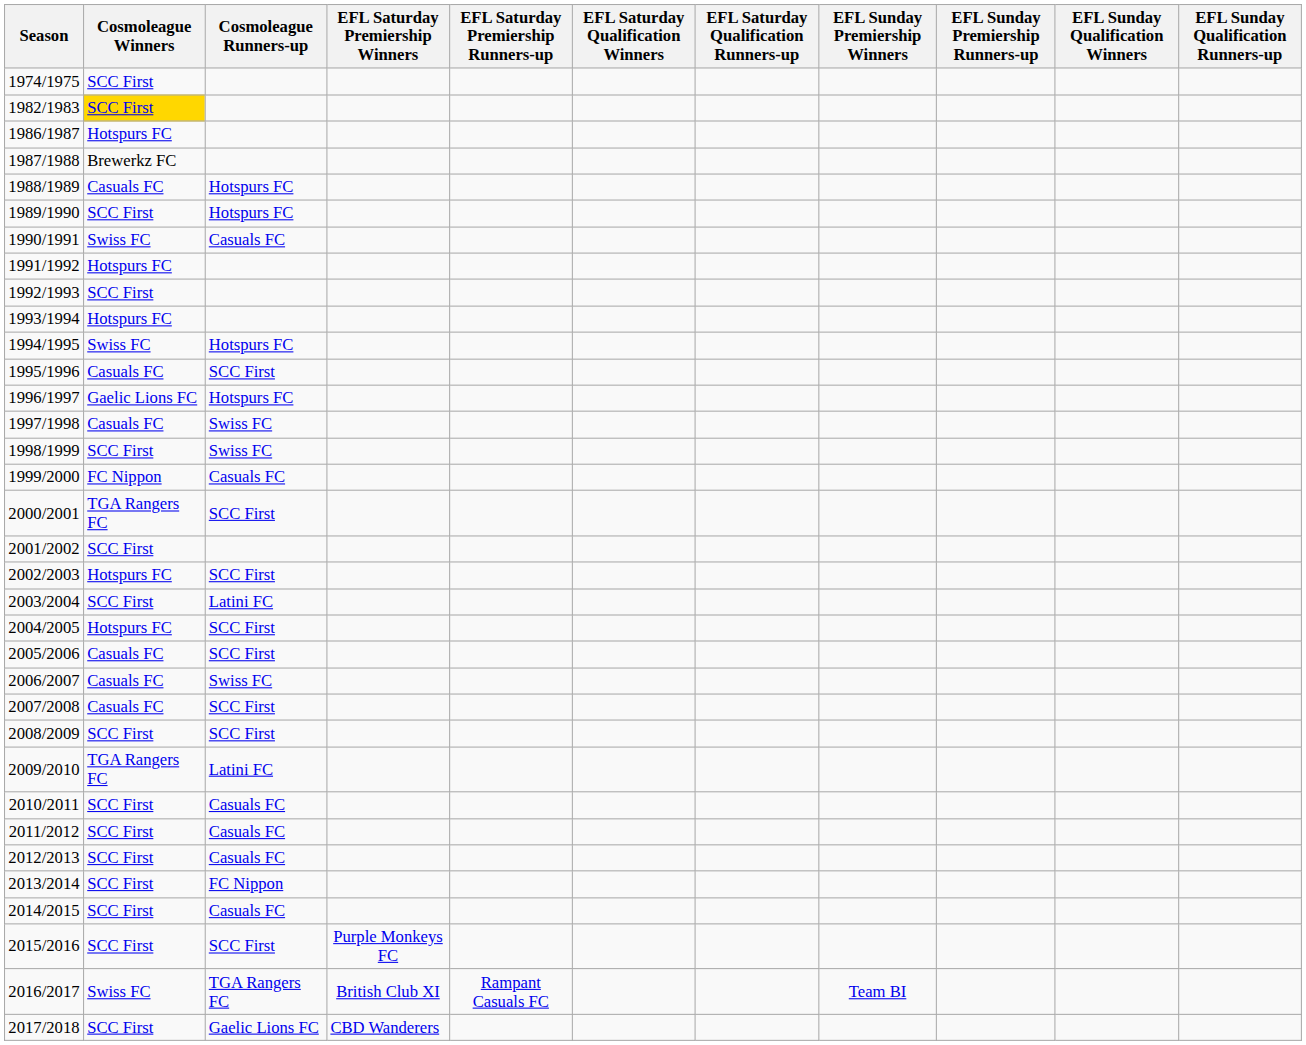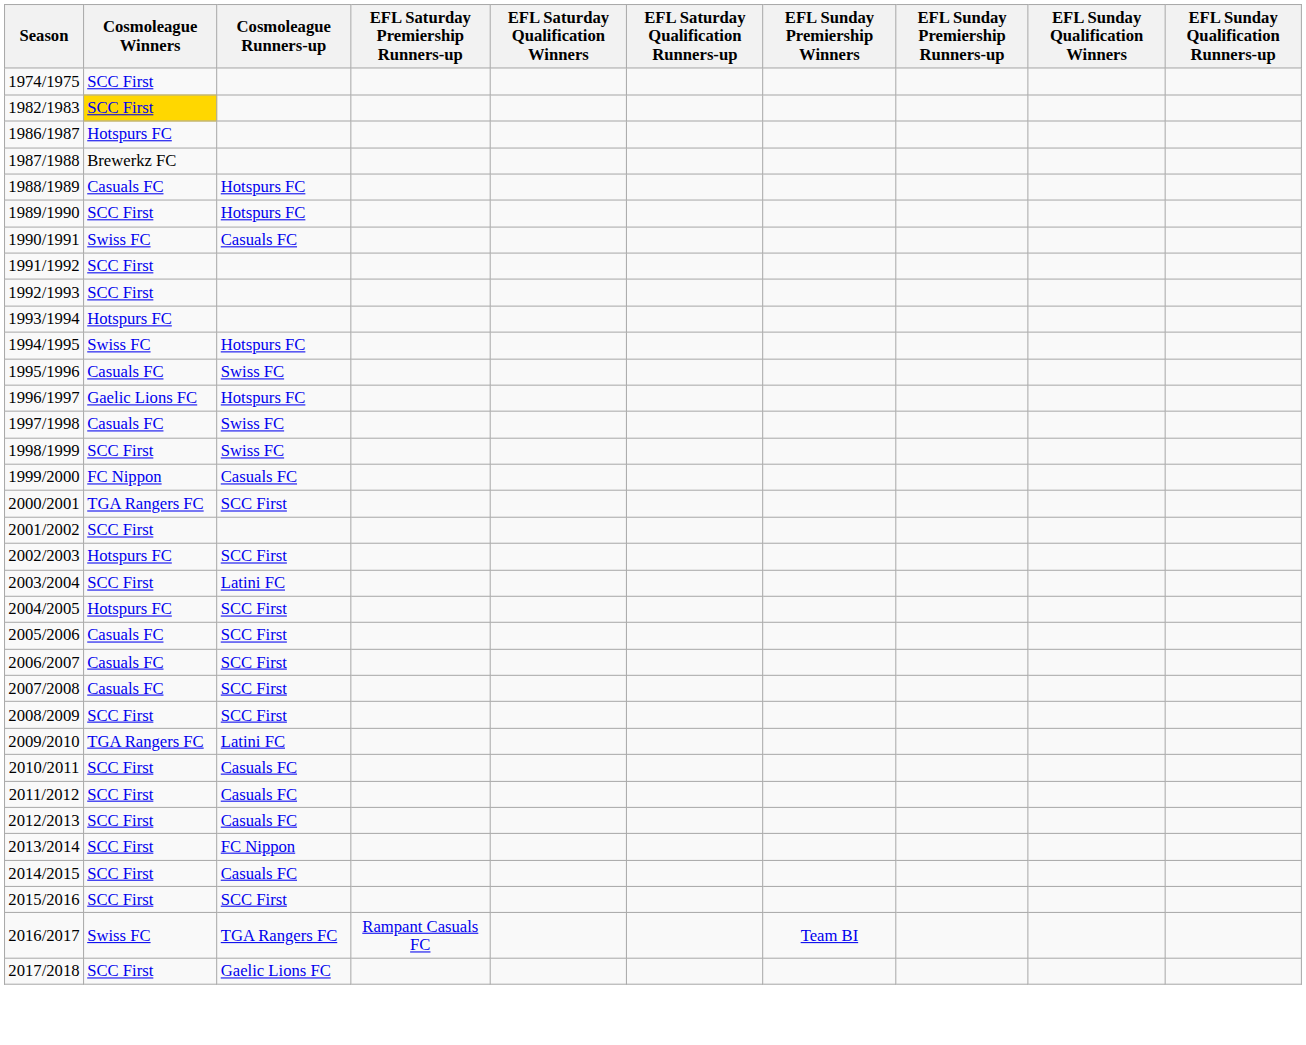- column: (388, 36)
(130, 266) Hotspurs FC -> (120, 266) SCC First
(242, 371) SCC First -> (252, 371) Swiss FC
(240, 680) Swiss FC -> (254, 662) SCC First
